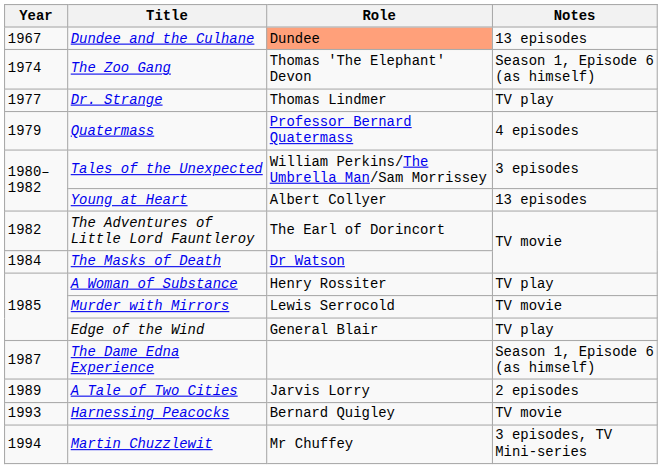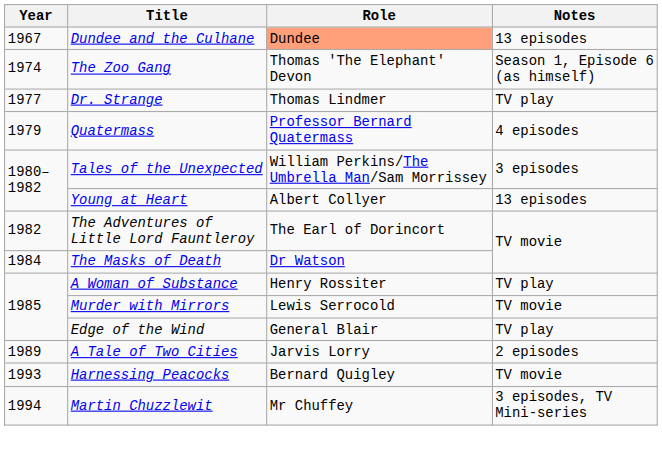- row: (125, 360)
